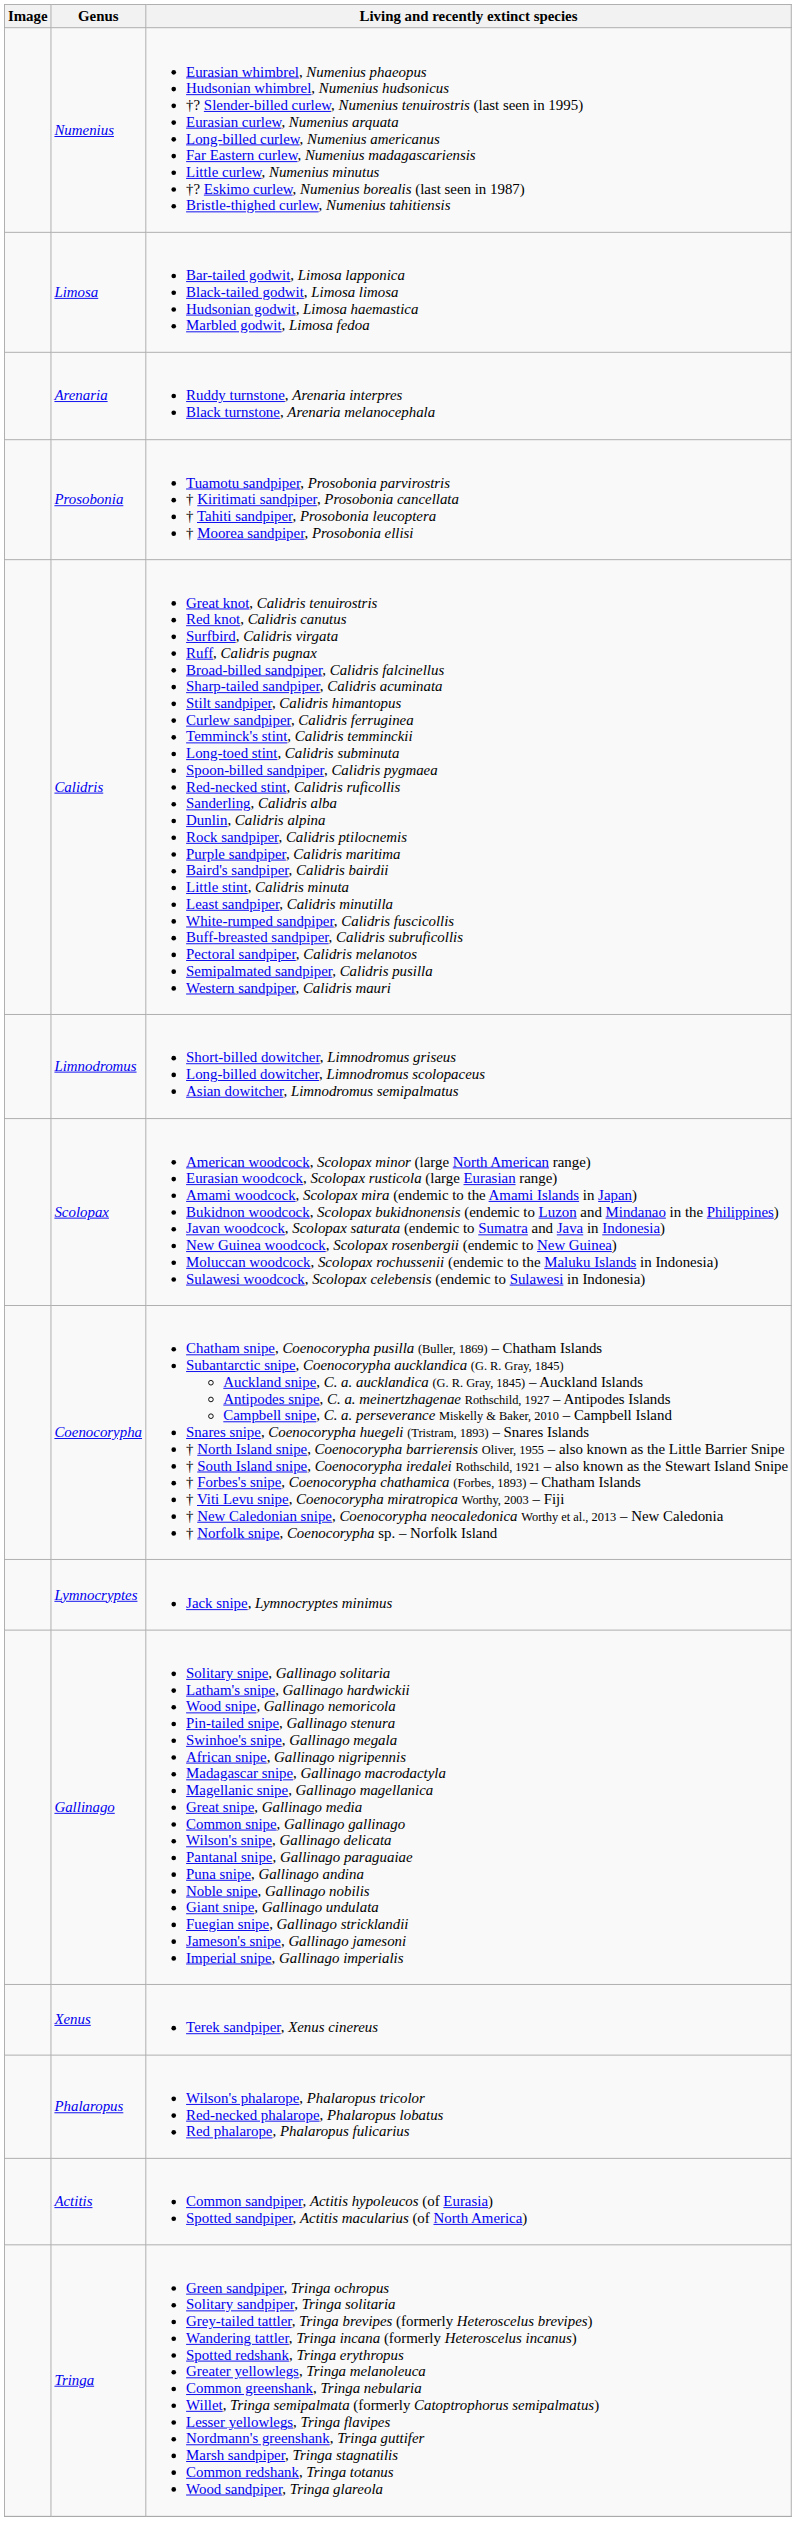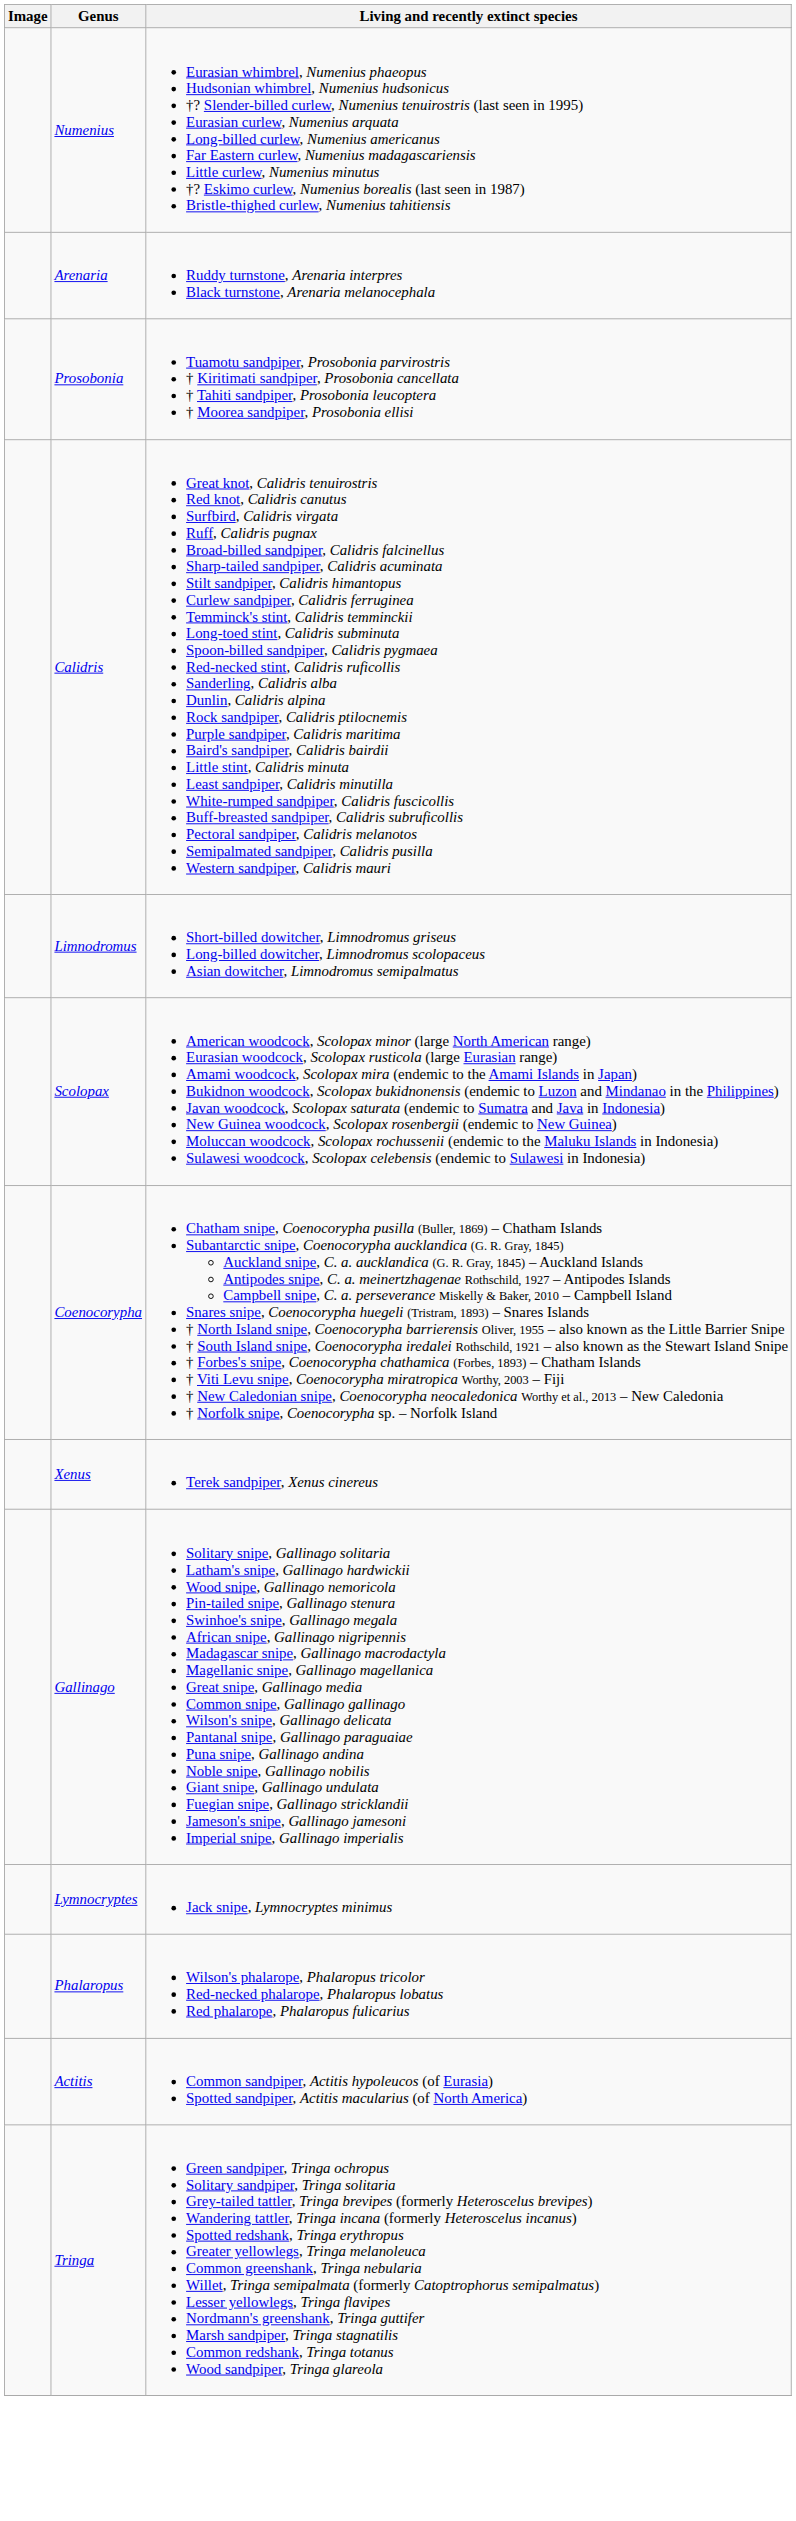- row: (76, 292)
rows swapped: (96, 1594) <-> (73, 2019)
